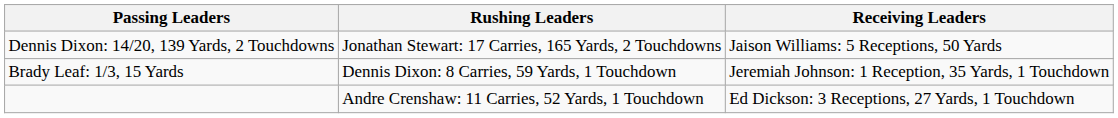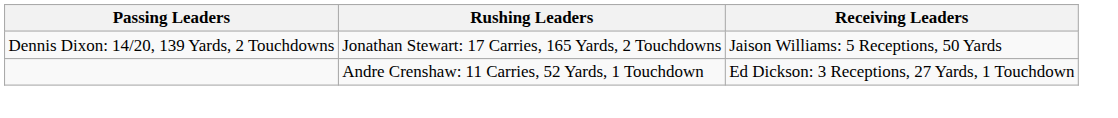- row: (96, 71)
